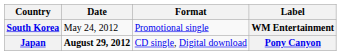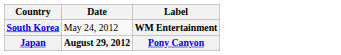- column: (191, 12)
